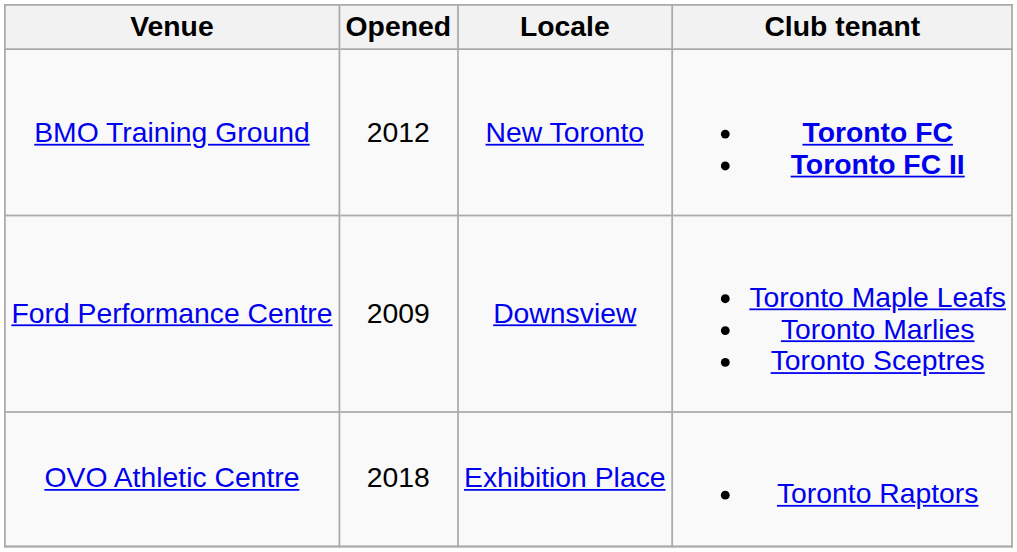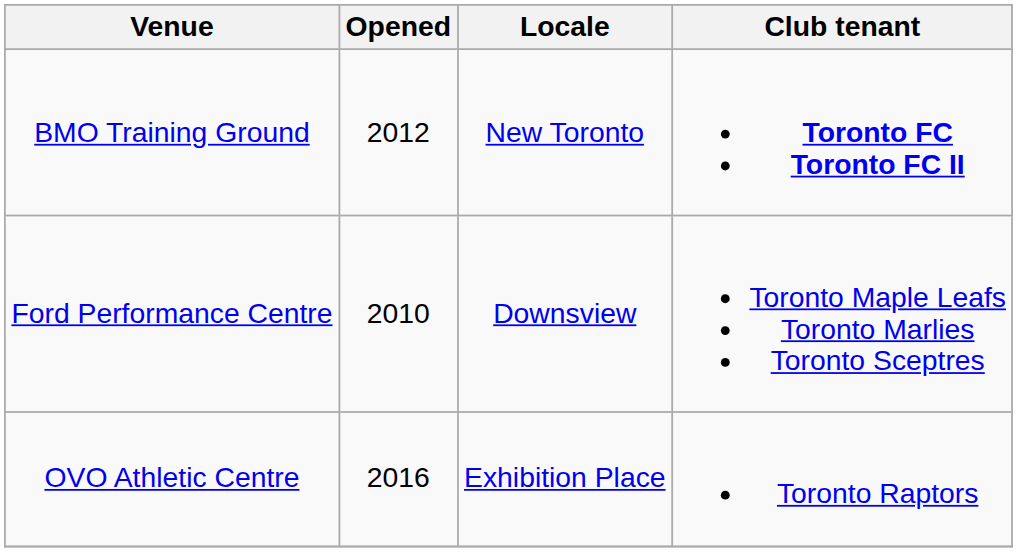(398, 313) 2009 -> (398, 313) 2010
(398, 478) 2018 -> (398, 478) 2016
